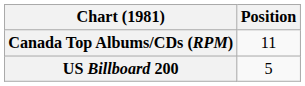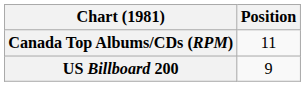(268, 68) 5 -> (268, 68) 9
